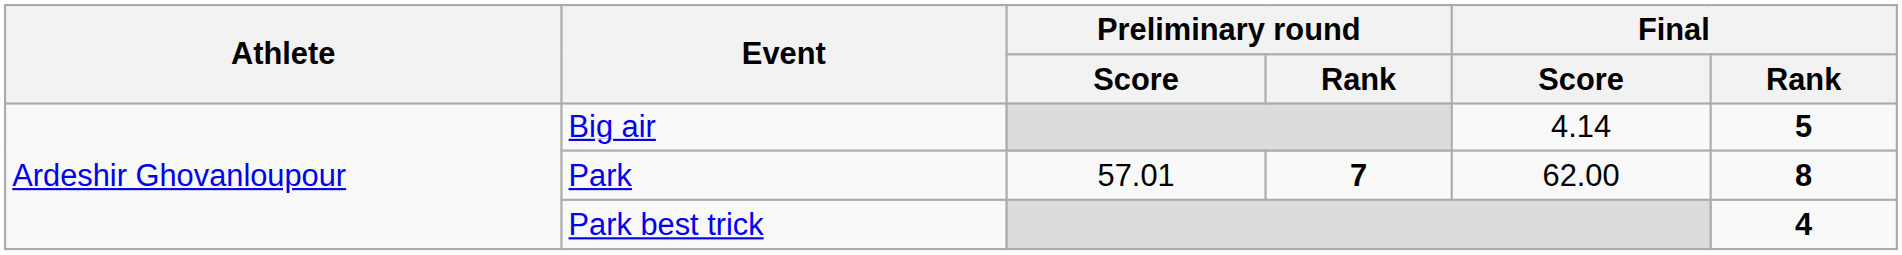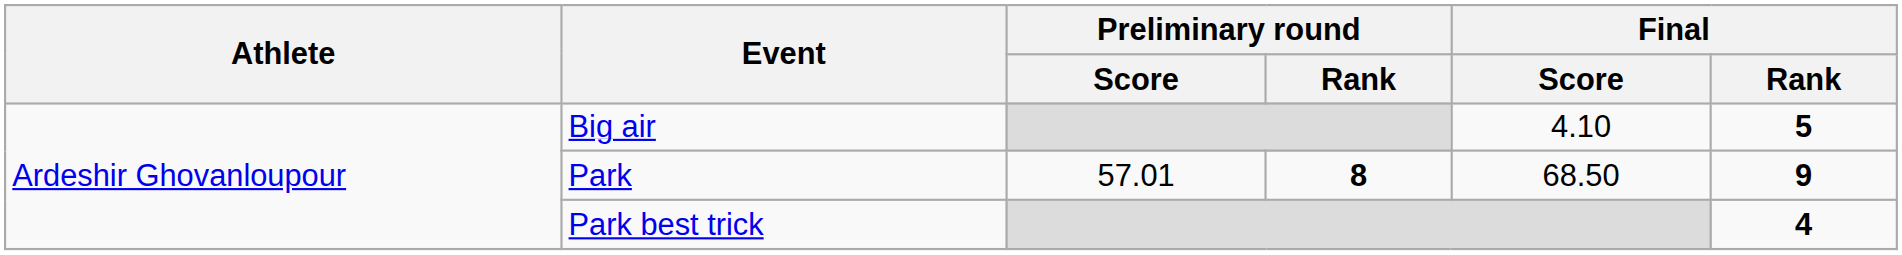(1581, 127) 4.14 -> (1581, 127) 4.10
(1359, 176) 7 -> (1359, 176) 8
(1581, 176) 62.00 -> (1581, 176) 68.50
(1804, 176) 8 -> (1804, 176) 9
